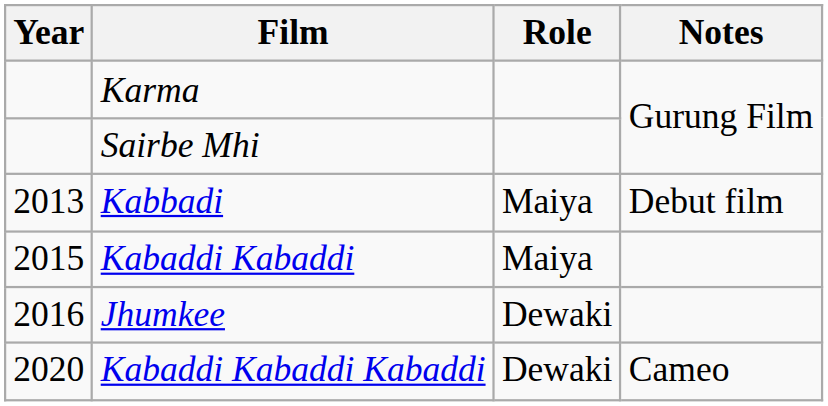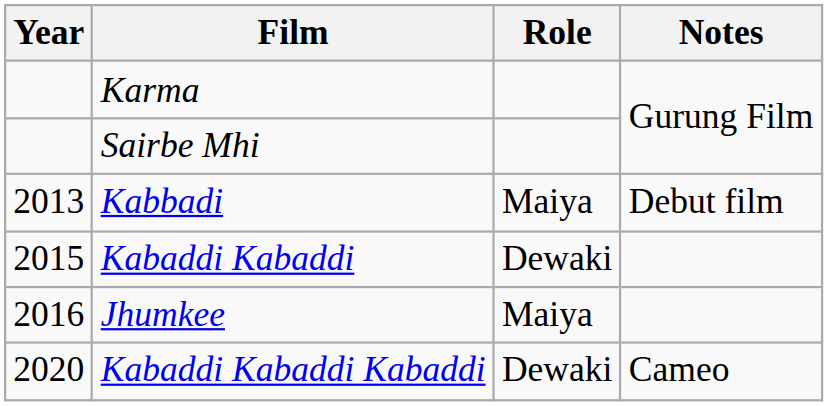(547, 257) Maiya -> (557, 257) Dewaki
(557, 314) Dewaki -> (547, 314) Maiya
